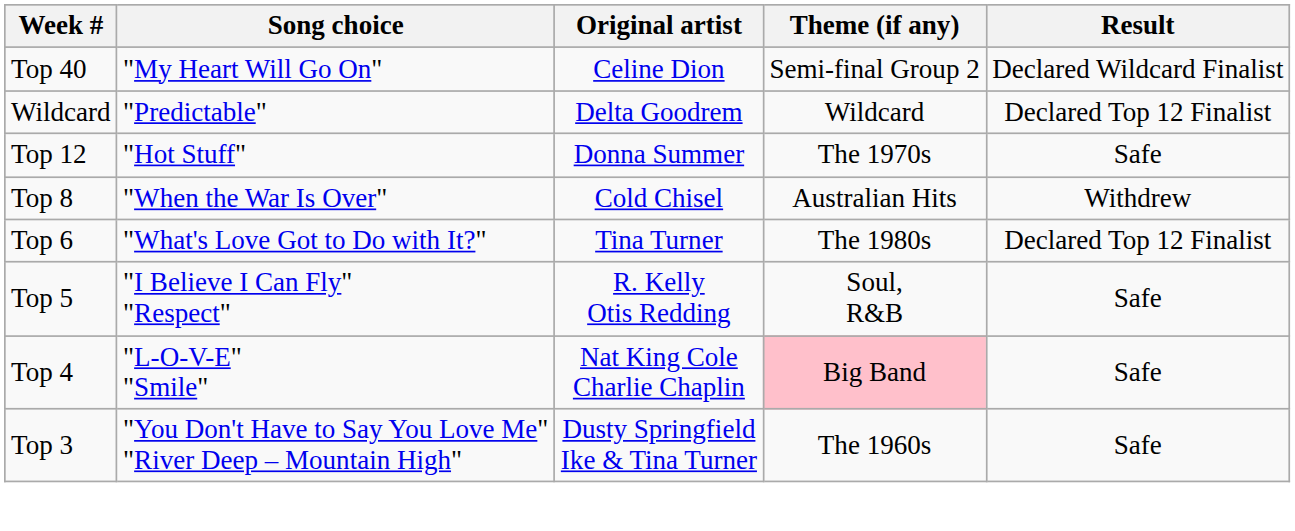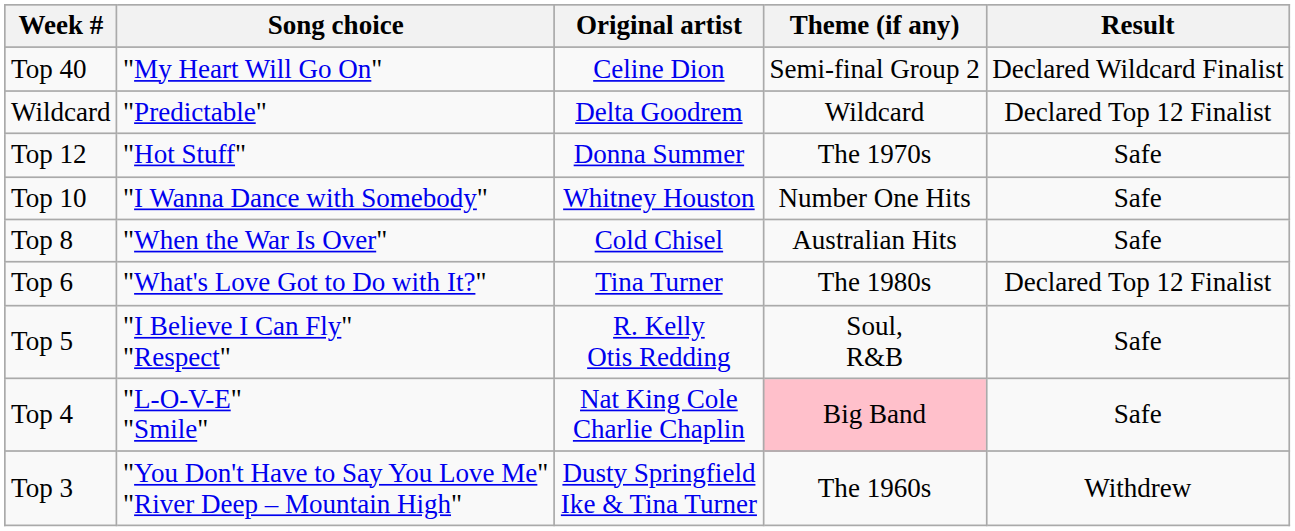+ row: (49, 197)
(1138, 197) Withdrew -> (1138, 240) Safe
(1138, 445) Safe -> (1138, 487) Withdrew
